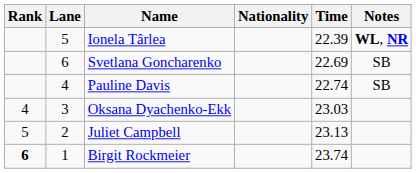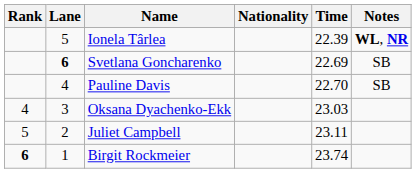(65, 62) normal -> (65, 62) bold
(332, 86) 22.74 -> (332, 86) 22.70
(332, 132) 23.13 -> (332, 132) 23.11
